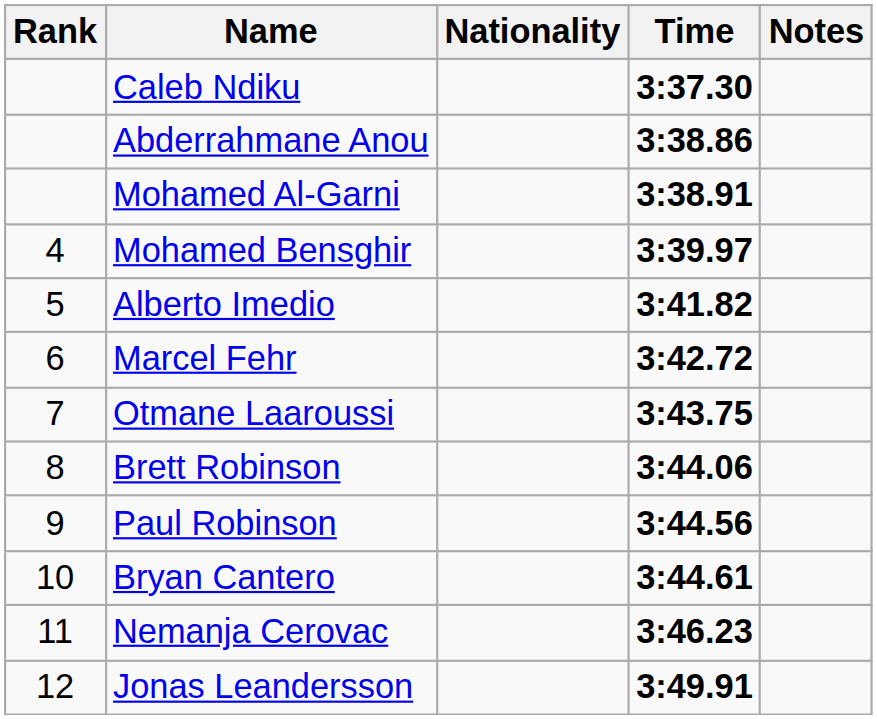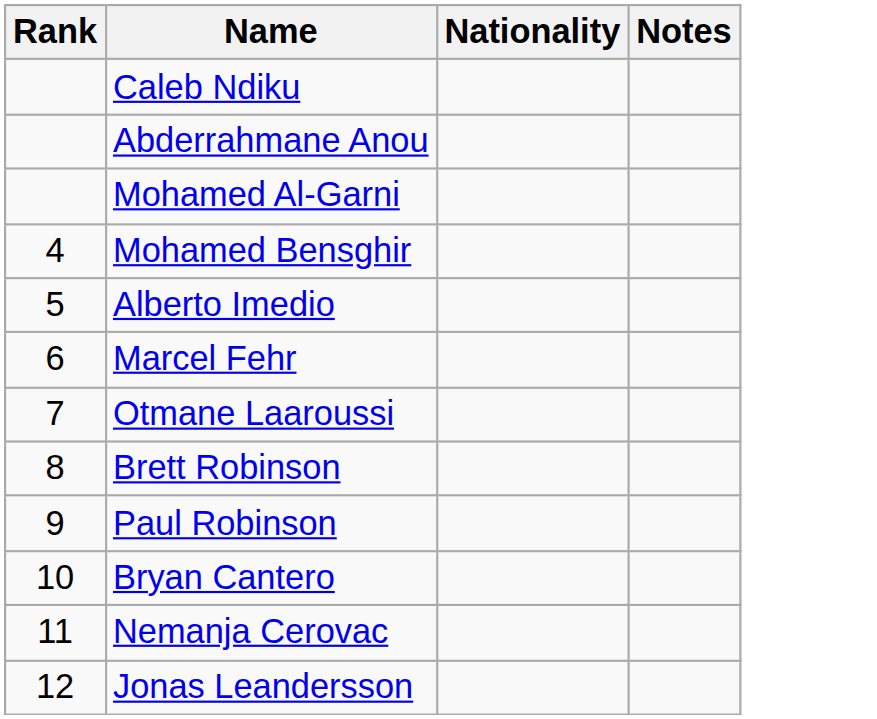- column: (694, 31)
